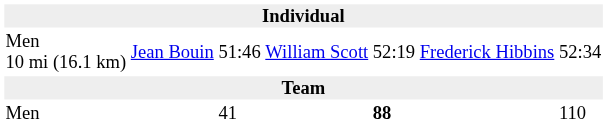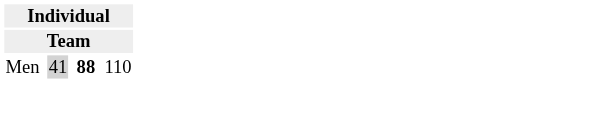- row: (66, 51)
(228, 113) no background -> (58, 66) lightgrey background
